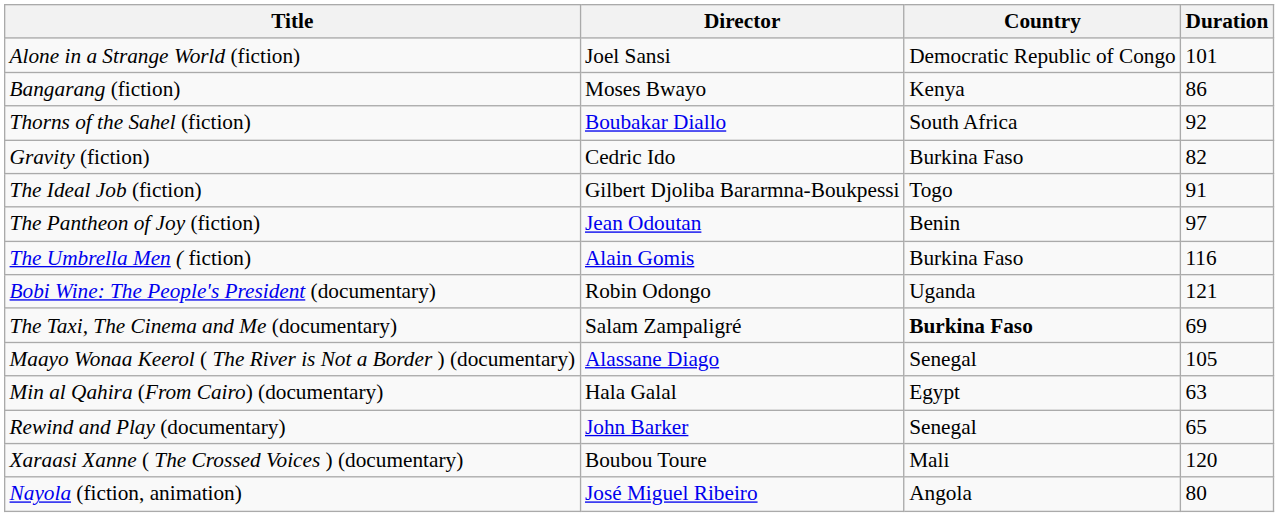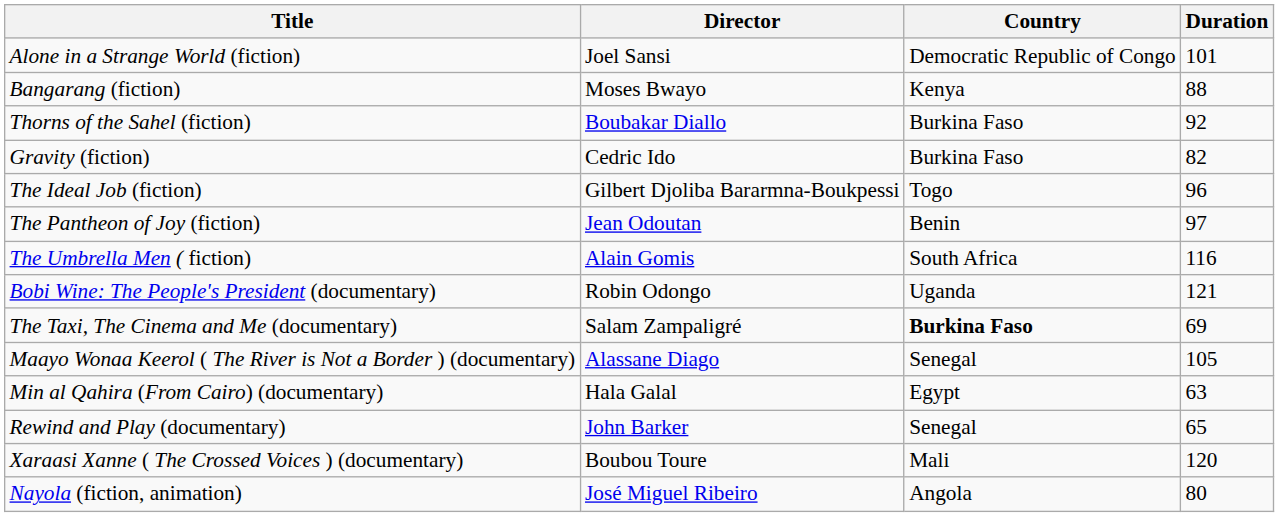(1196, 88) 86 -> (1196, 88) 88
(963, 122) South Africa -> (966, 122) Burkina Faso
(1196, 190) 91 -> (1196, 190) 96
(966, 257) Burkina Faso -> (963, 257) South Africa
